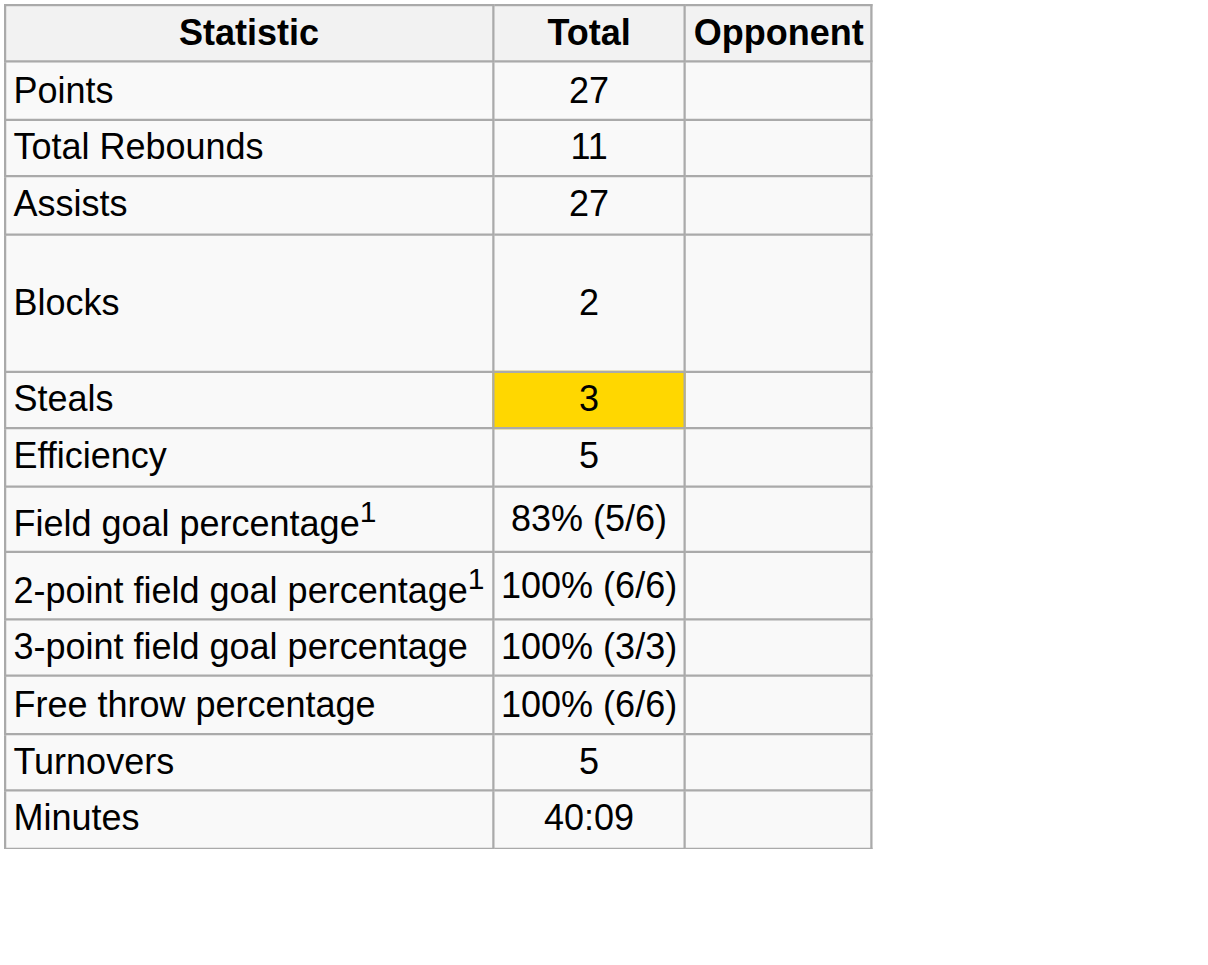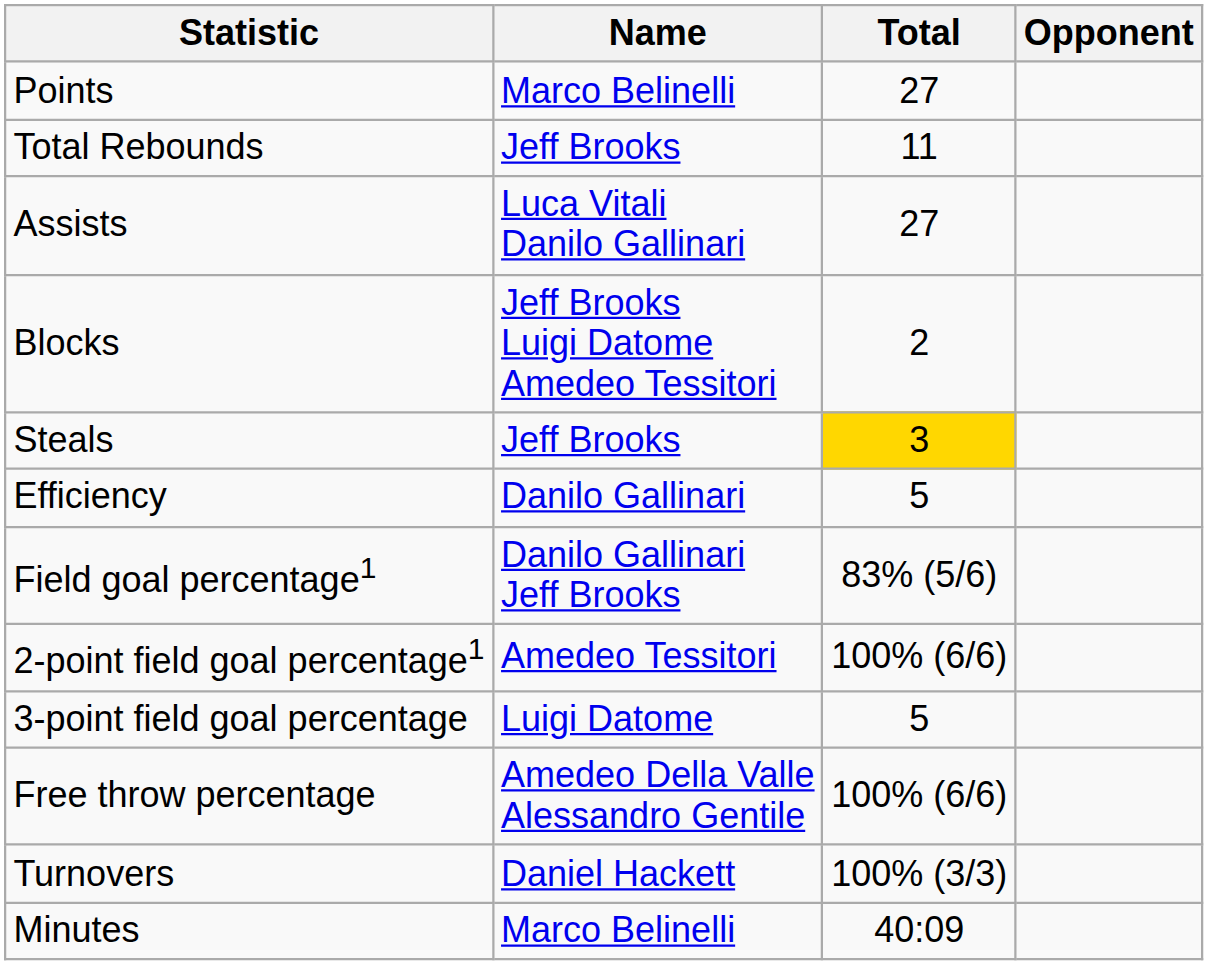+ column: (658, 33)
(589, 647) 100% (3/3) -> (919, 718) 5
(589, 761) 5 -> (919, 873) 100% (3/3)
